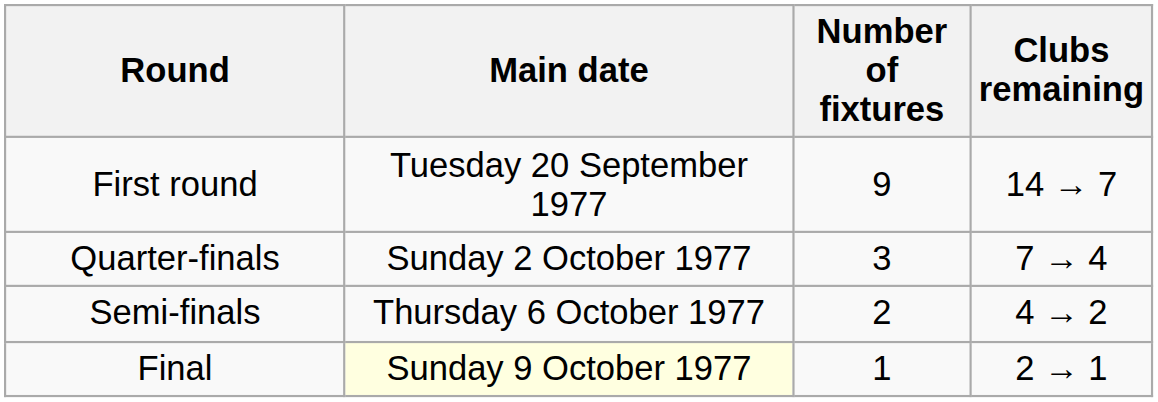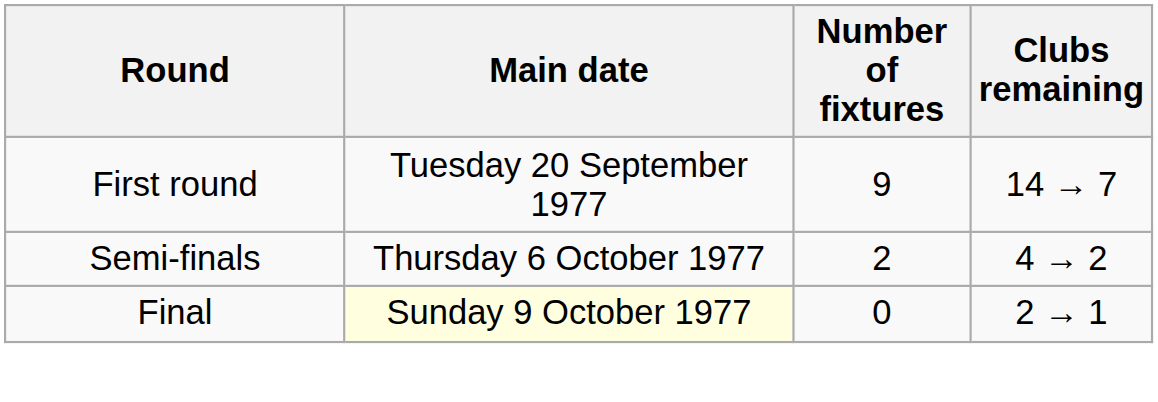- row: (175, 258)
(882, 367) 1 -> (882, 312) 0
